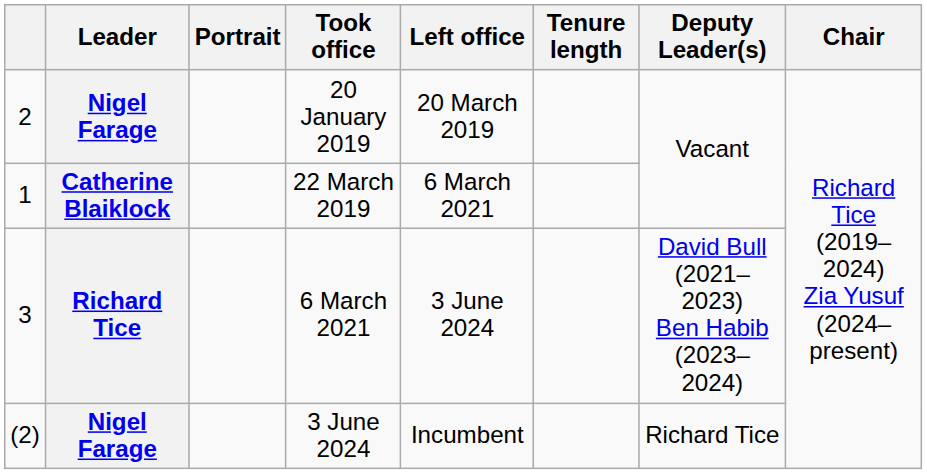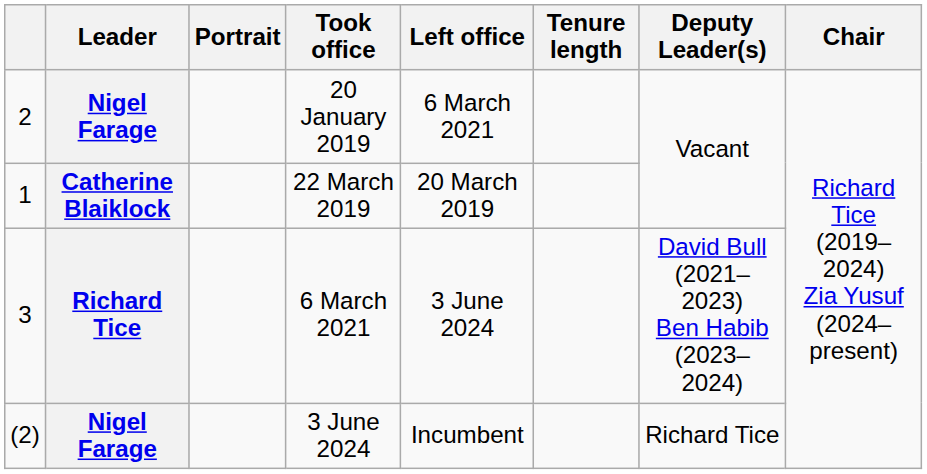(467, 116) 20 March 2019 -> (467, 116) 6 March 2021
(467, 195) 6 March 2021 -> (467, 195) 20 March 2019
